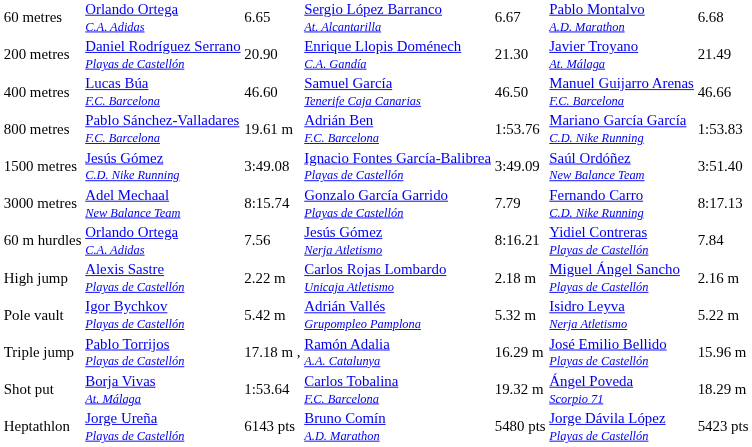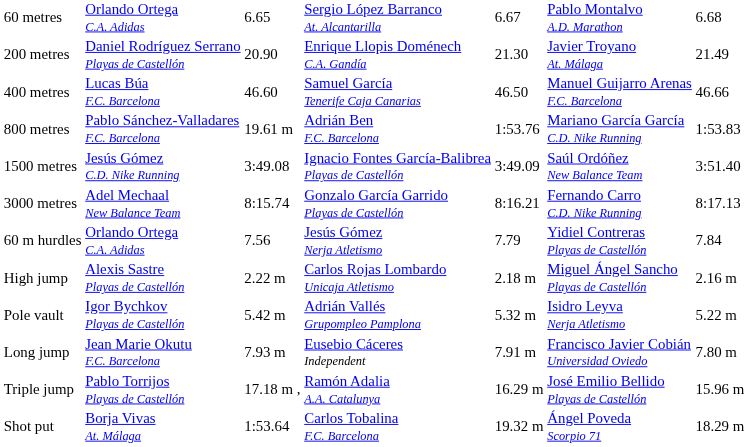(508, 203) 7.79 -> (517, 203) 8:16.21
(517, 240) 8:16.21 -> (508, 240) 7.79
+ row: (37, 352)
- row: (37, 426)
